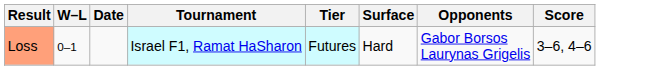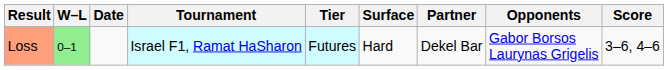+ column: (452, 15)
(67, 46) no background -> (67, 46) lightgreen background
